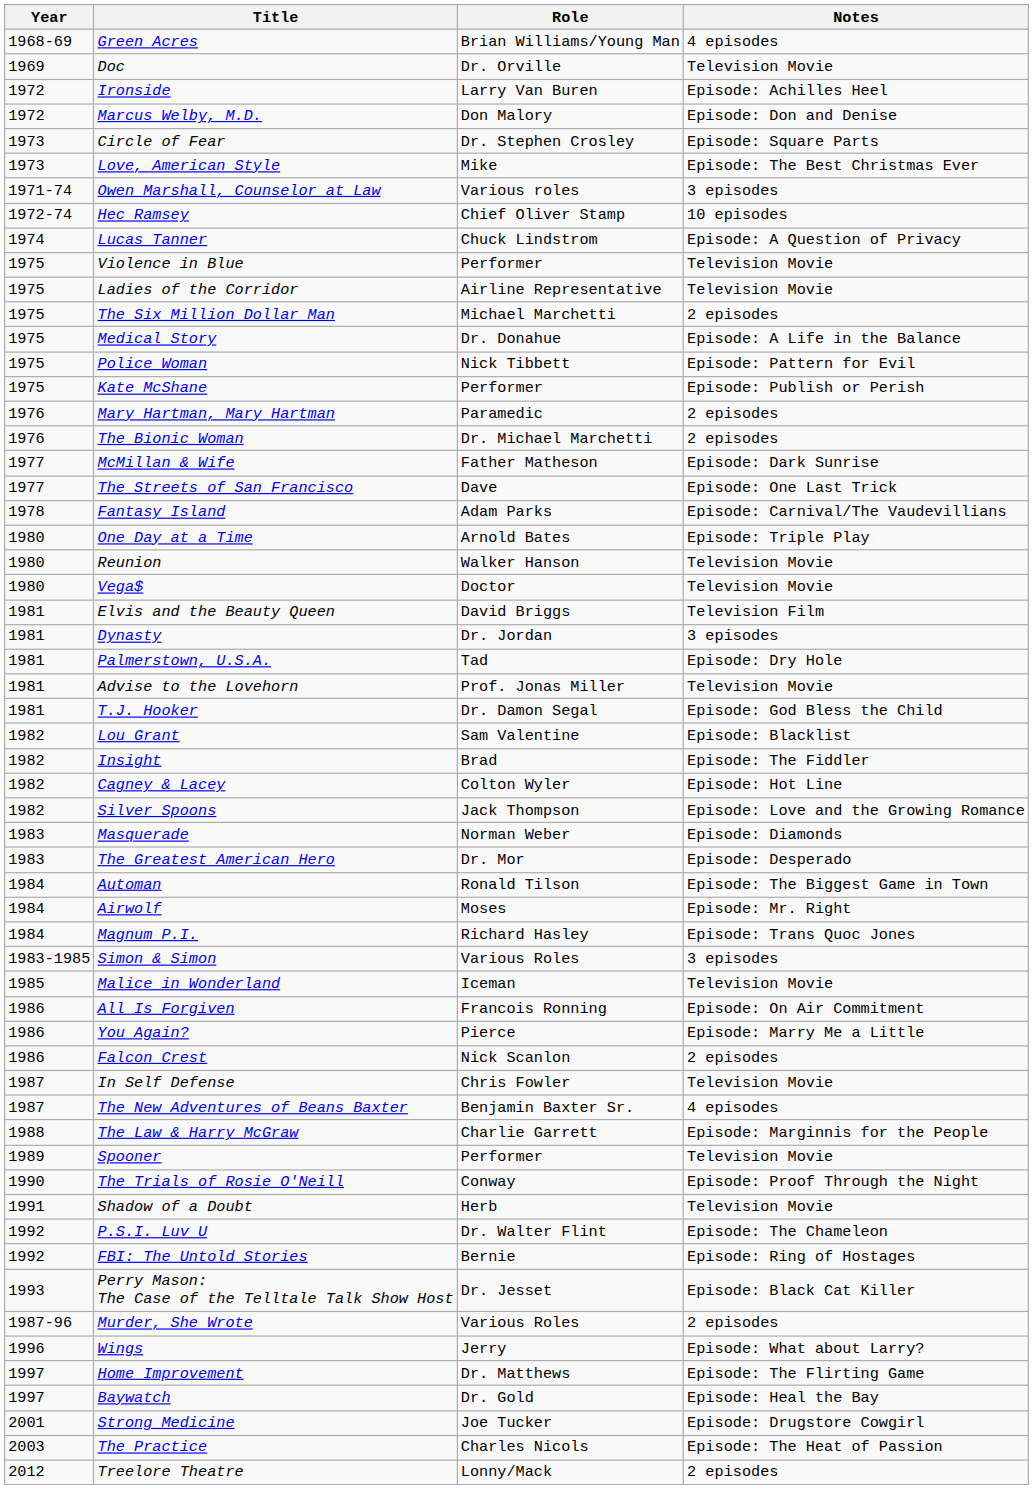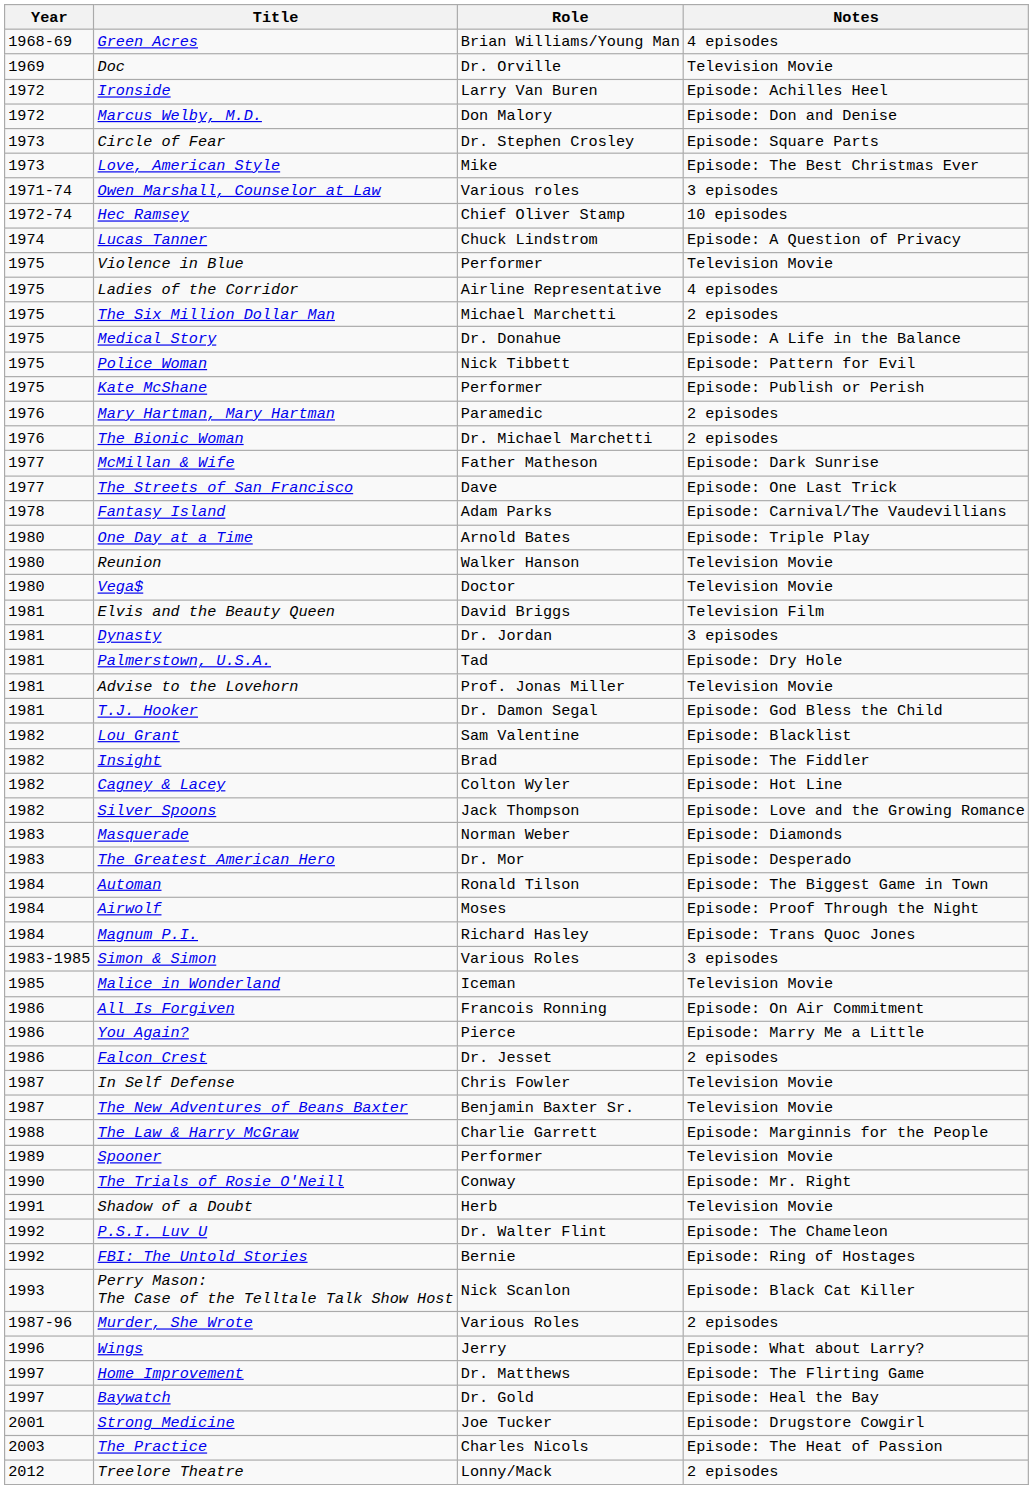(760, 290) Television Movie -> (733, 290) 4 episodes
(769, 909) Episode: Mr. Right -> (833, 909) Episode: Proof Through the Night
(516, 1058) Nick Scanlon -> (506, 1058) Dr. Jesset
(733, 1108) 4 episodes -> (760, 1108) Television Movie
(833, 1182) Episode: Proof Through the Night -> (769, 1182) Episode: Mr. Right
(506, 1290) Dr. Jesset -> (516, 1290) Nick Scanlon
